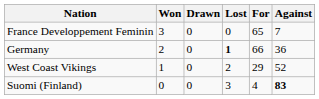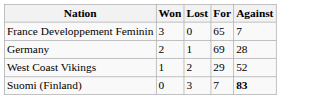- column: (203, 13)
(228, 49) bold -> (189, 49) normal
(258, 49) 66 -> (219, 49) 69
(281, 49) 36 -> (242, 49) 28
(255, 85) 4 -> (216, 85) 7
